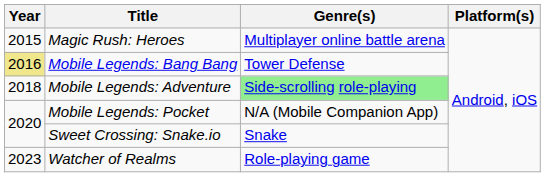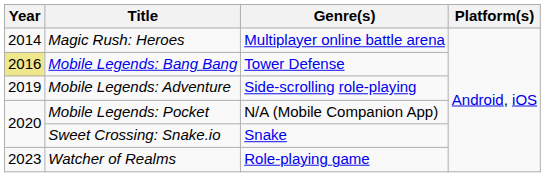(25, 40) 2015 -> (25, 40) 2014
(25, 87) 2018 -> (25, 87) 2019
(330, 87) lightgreen background -> (330, 87) no background
